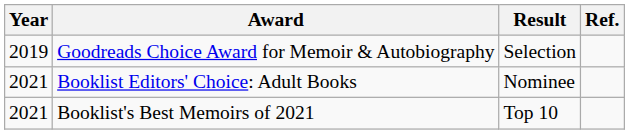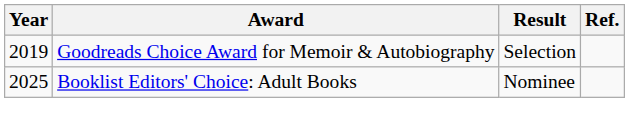(29, 81) 2021 -> (29, 81) 2025
- row: (186, 112)
